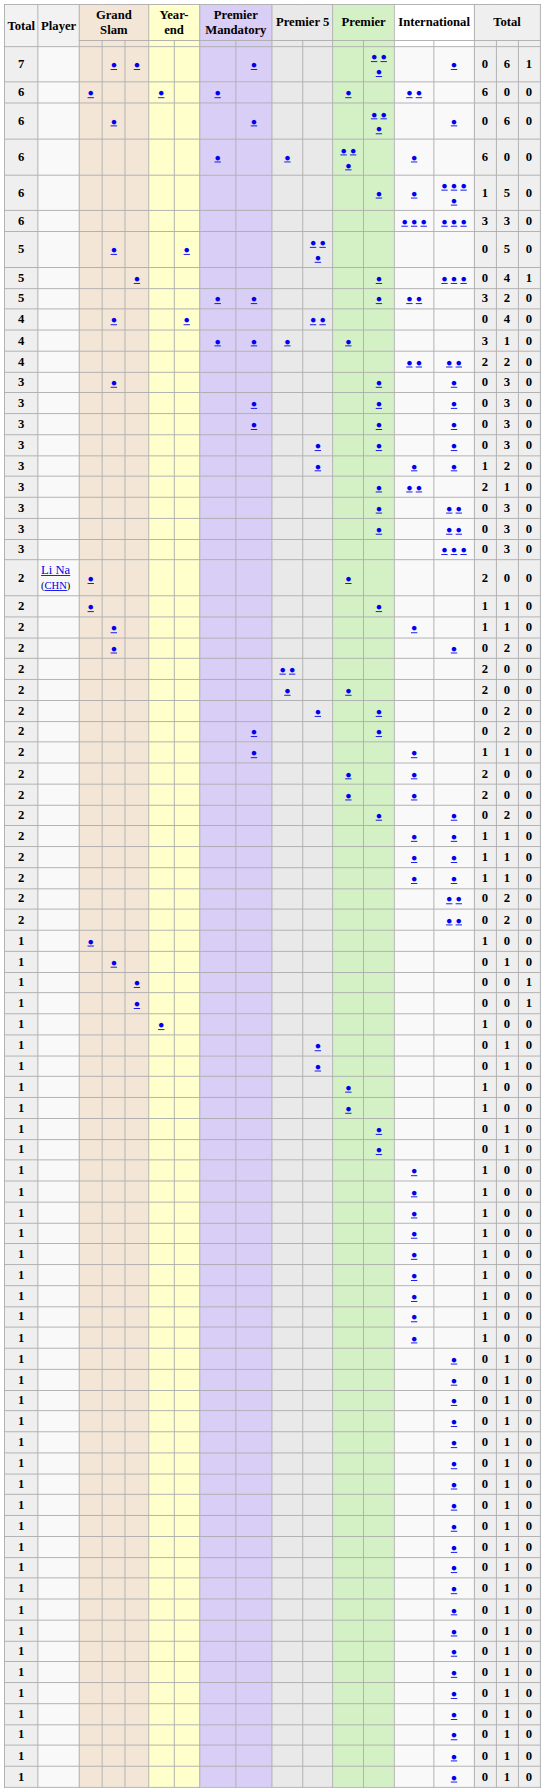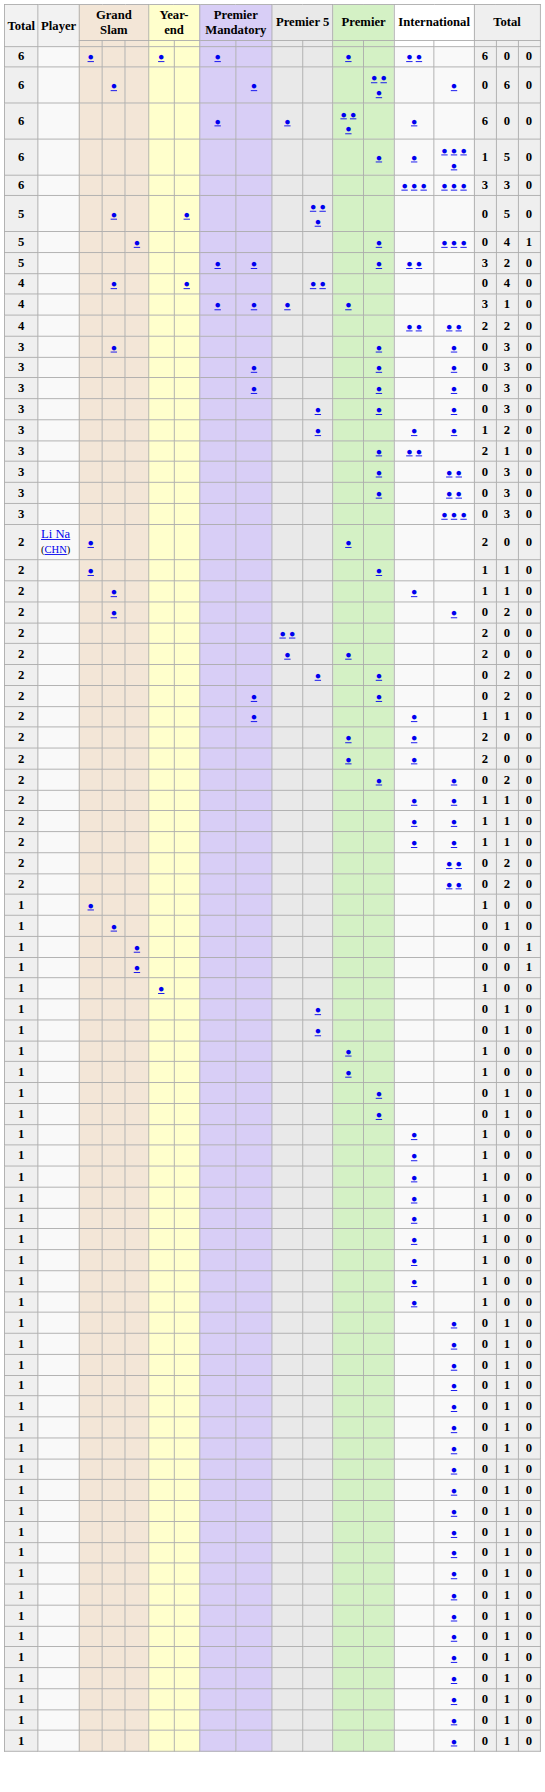- row: (21, 64)
